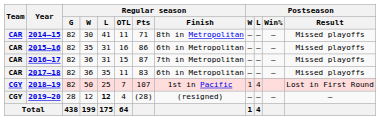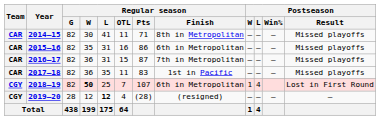(200, 73) 6th in Metropolitan -> (200, 73) 1st in Pacific
(89, 85) normal -> (89, 85) bold
(200, 85) 1st in Pacific -> (200, 85) 6th in Metropolitan
